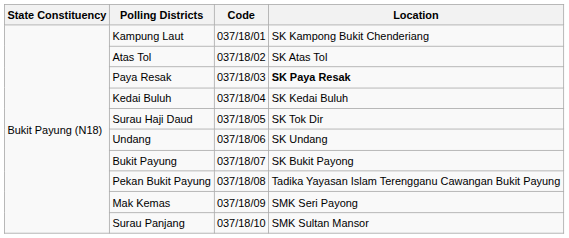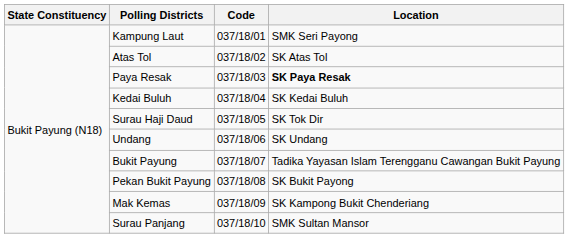(350, 36) SK Kampong Bukit Chenderiang -> (315, 36) SMK Seri Payong
(313, 161) SK Bukit Payong -> (416, 161) Tadika Yayasan Islam Terengganu Cawangan Bukit Payung
(416, 182) Tadika Yayasan Islam Terengganu Cawangan Bukit Payung -> (313, 182) SK Bukit Payong
(315, 202) SMK Seri Payong -> (350, 202) SK Kampong Bukit Chenderiang
